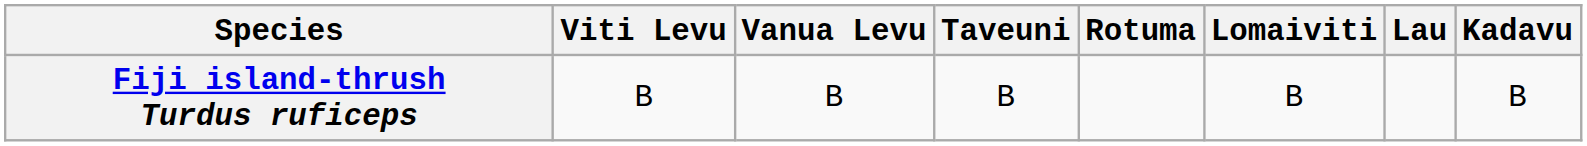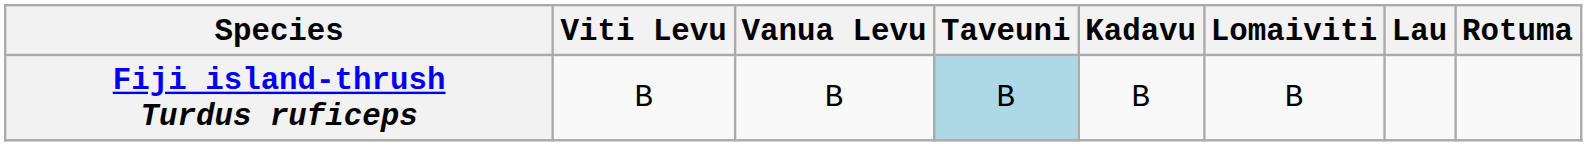columns swapped: (1517, 30) <-> (1141, 30)
(1006, 98) no background -> (1006, 98) lightblue background
